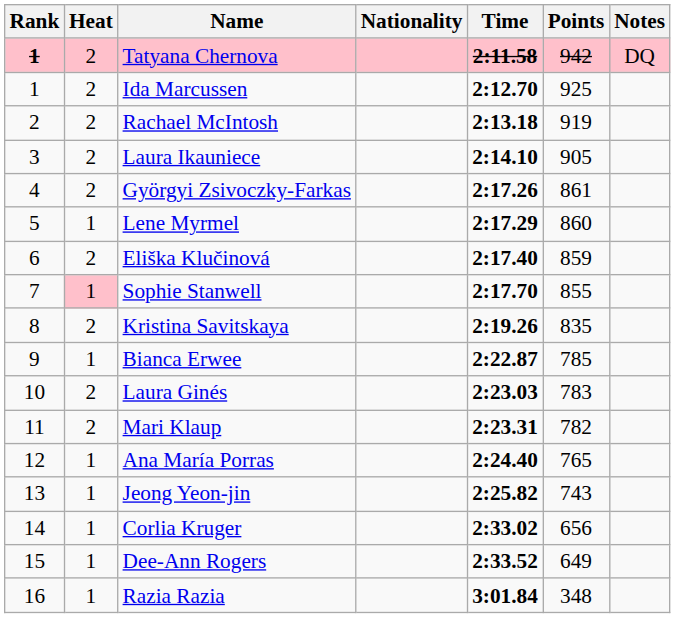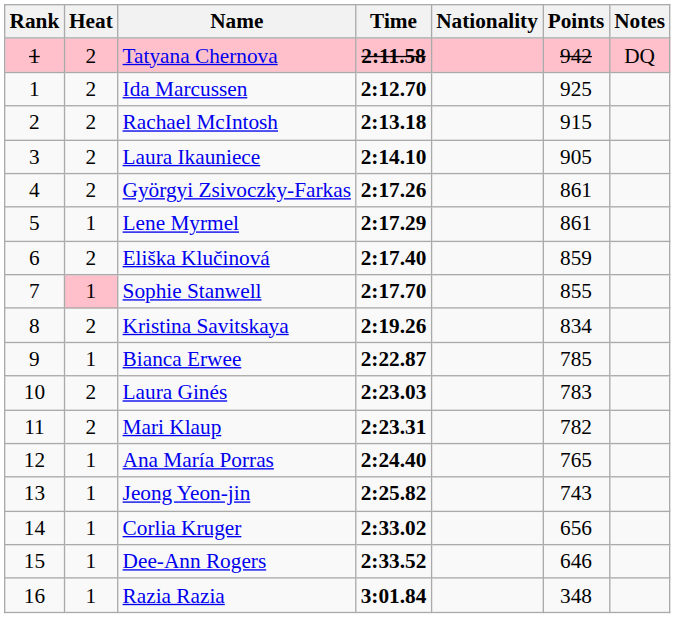columns swapped: (412, 21) <-> (505, 21)
(34, 55) bold -> (34, 55) normal
(576, 122) 919 -> (576, 122) 915
(576, 223) 860 -> (576, 223) 861
(576, 325) 835 -> (576, 325) 834
(576, 561) 649 -> (576, 561) 646
